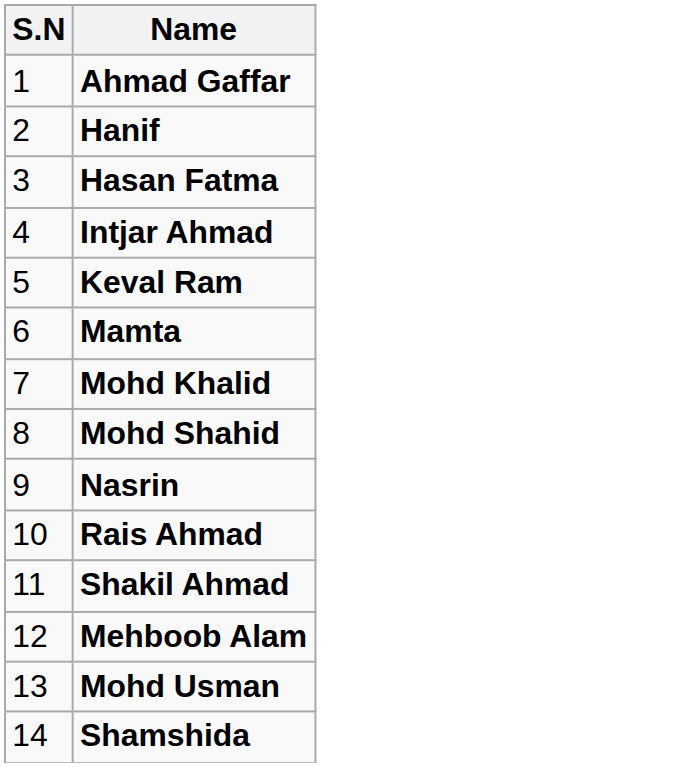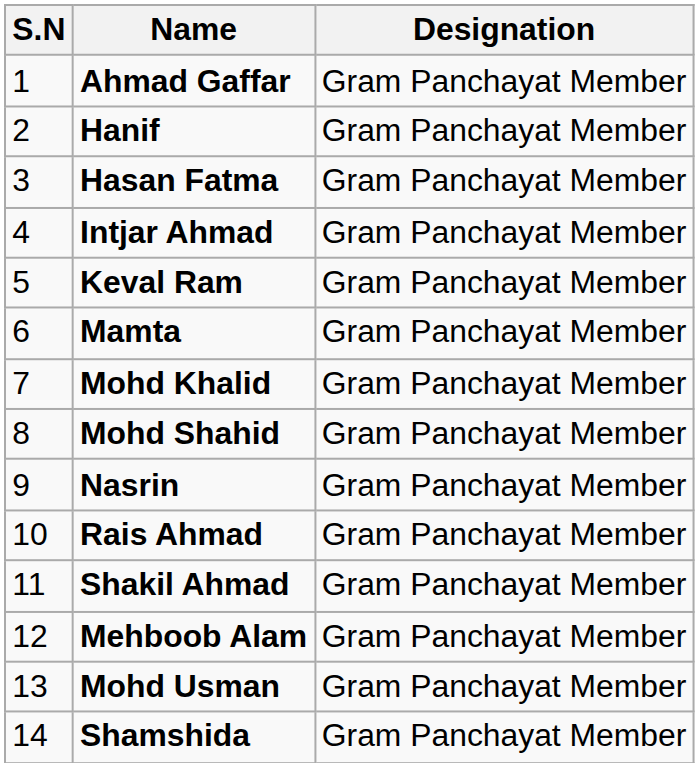+ column: (504, 29)
